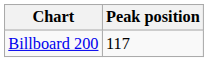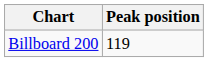(118, 43) 117 -> (118, 43) 119
